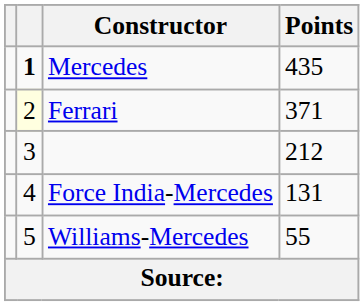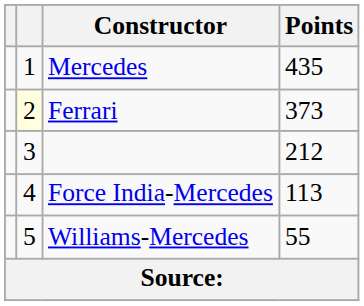(29, 67) bold -> (29, 67) normal
(304, 109) 371 -> (304, 109) 373
(304, 193) 131 -> (304, 193) 113
